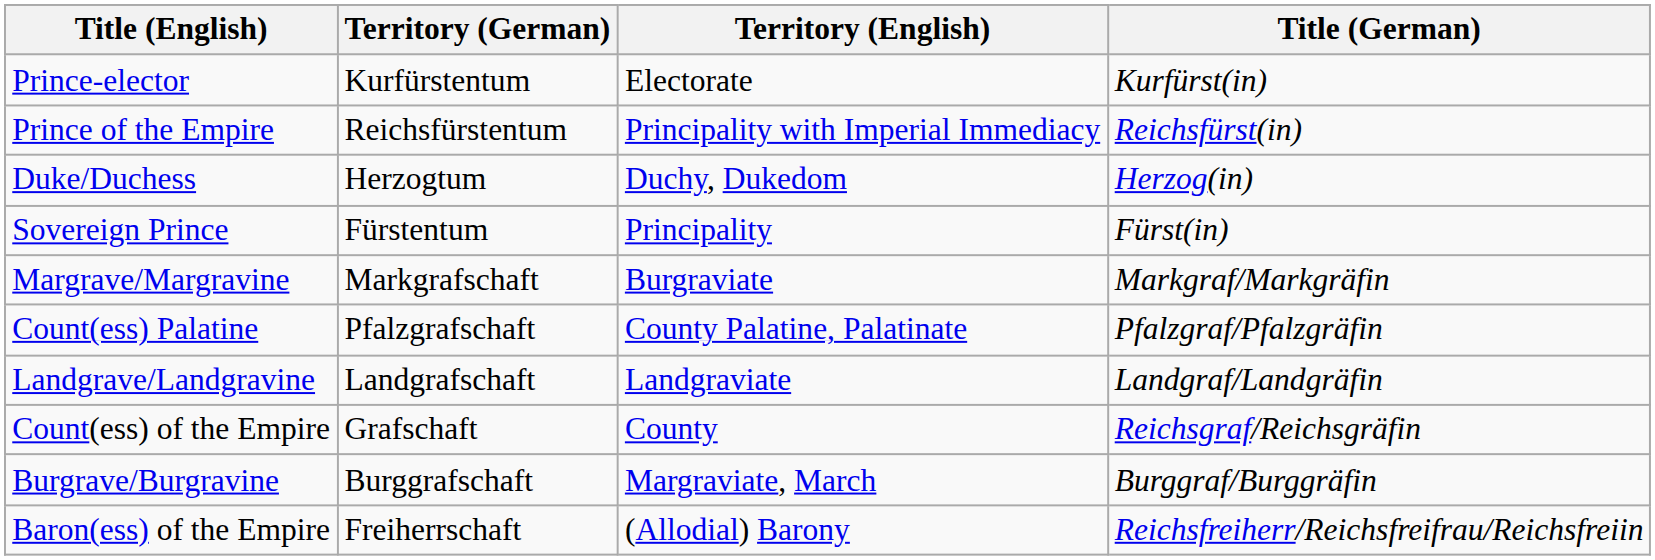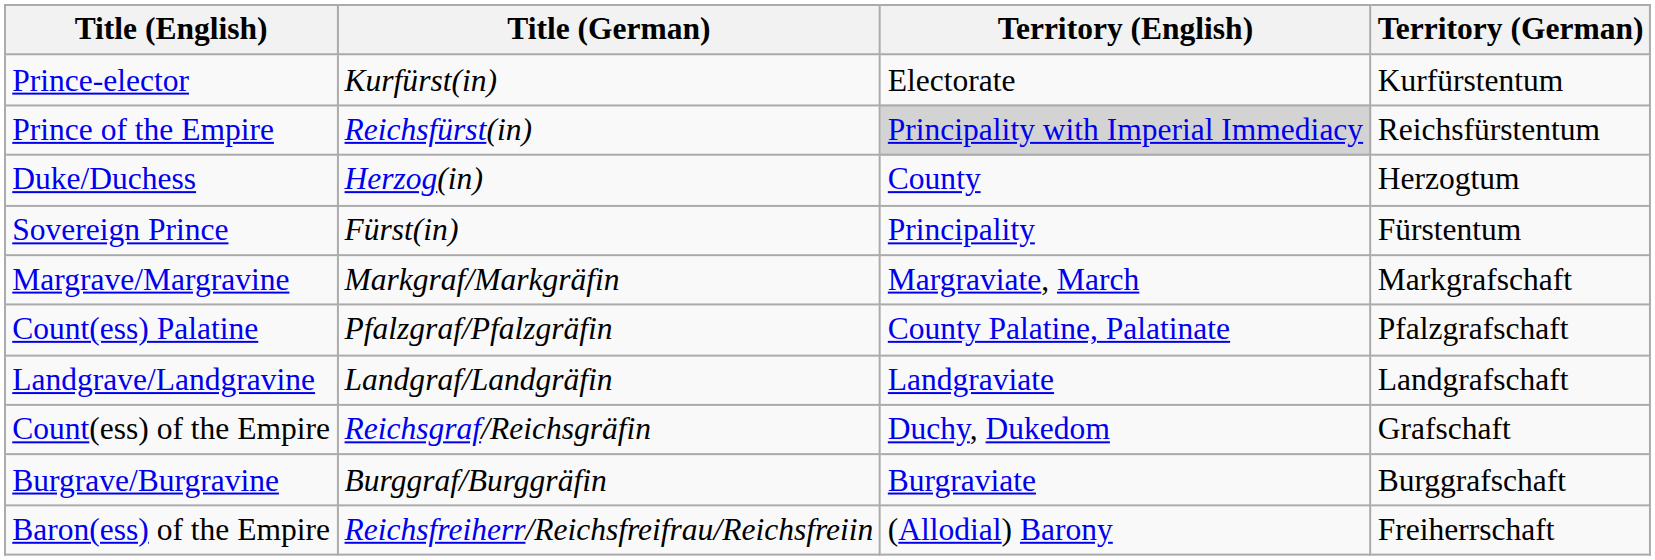columns swapped: (1379, 29) <-> (477, 29)
(863, 129) no background -> (1125, 129) lightgrey background
(736, 179) Duchy, Dukedom -> (934, 179) County
(699, 279) Burgraviate -> (1014, 279) Margraviate, March
(671, 429) County -> (999, 429) Duchy, Dukedom
(751, 479) Margraviate, March -> (962, 479) Burgraviate
